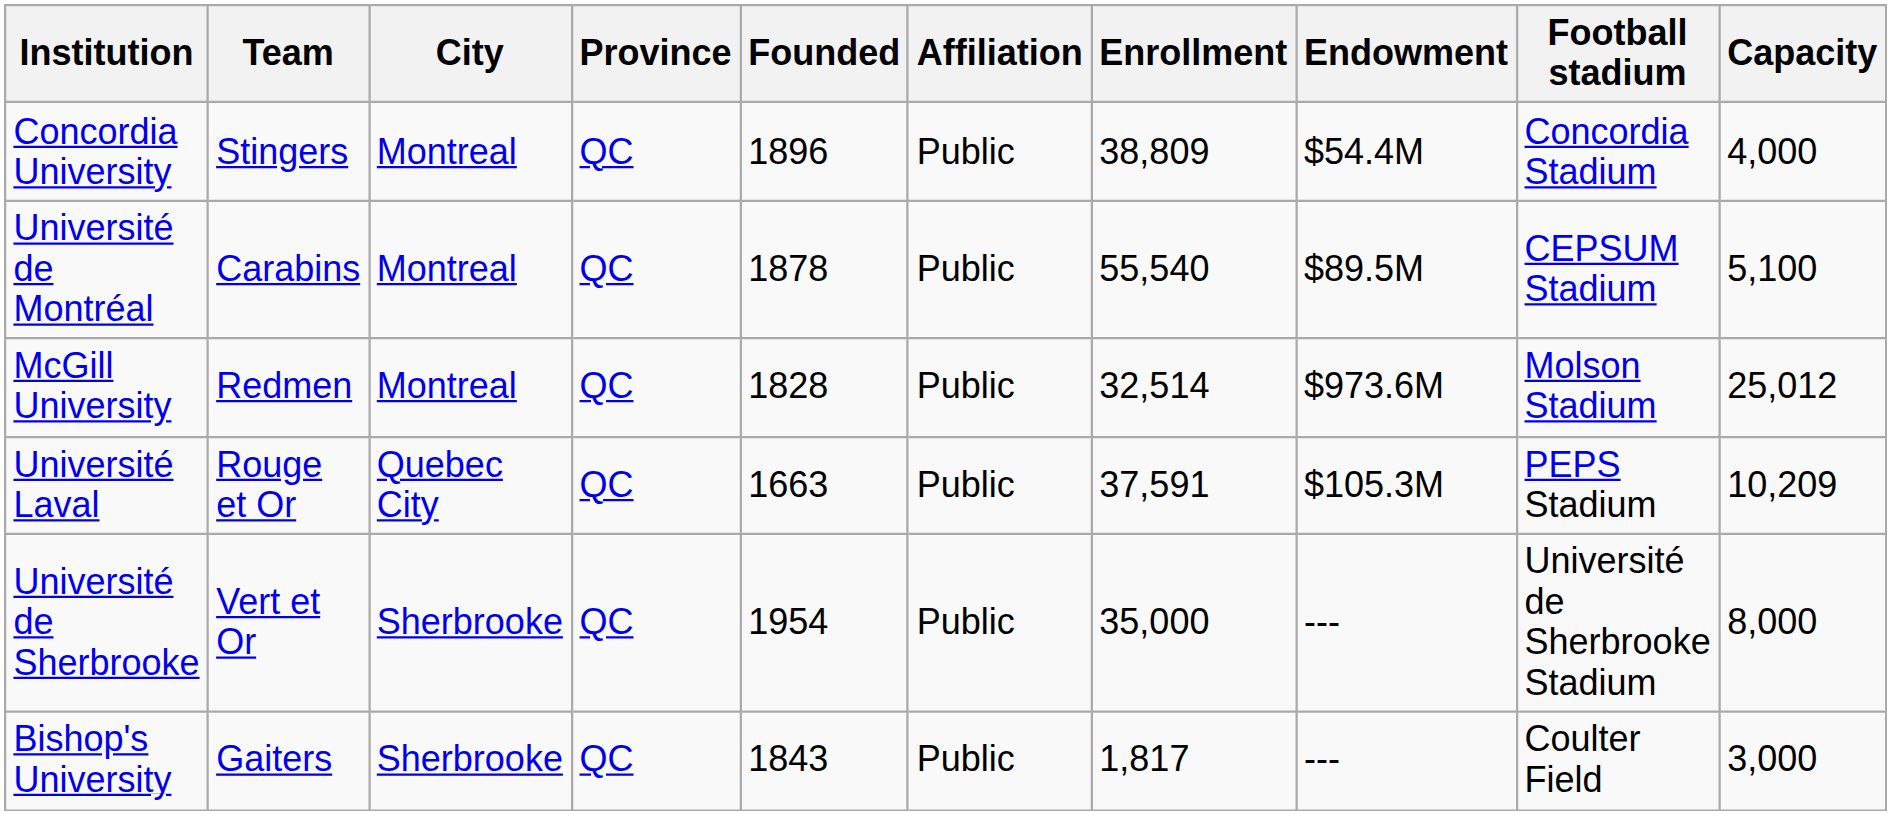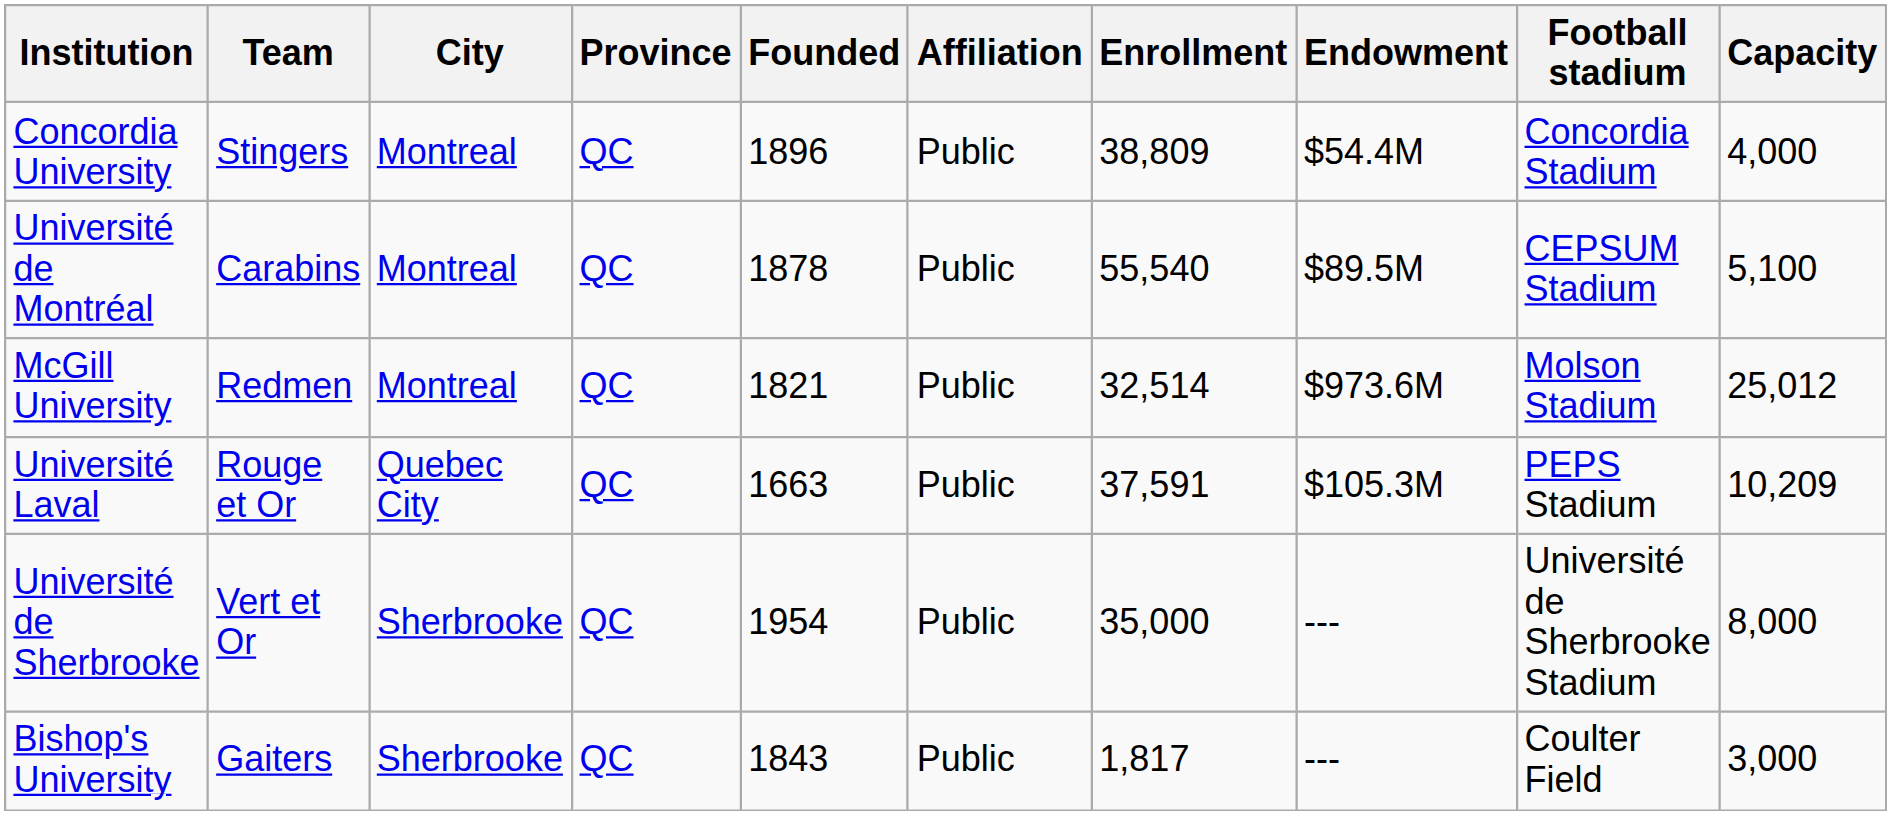(788, 386) 1828 -> (788, 386) 1821
